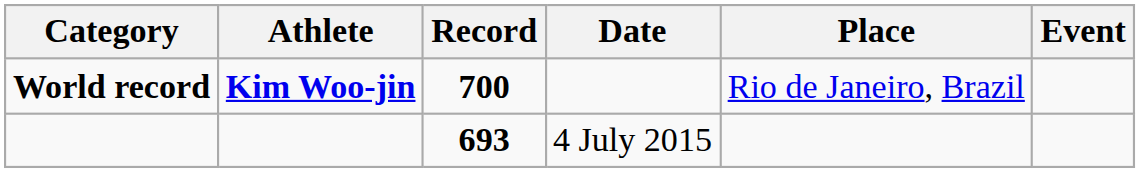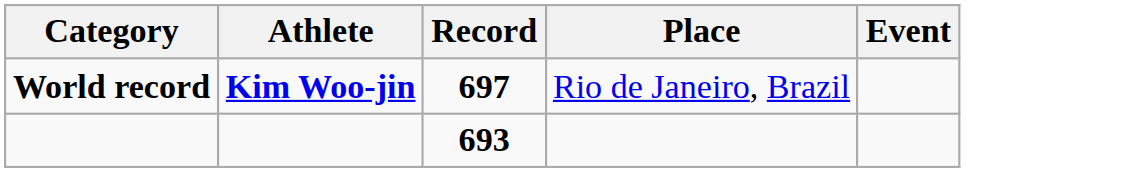- column: (632, 31)
(484, 85) 700 -> (484, 85) 697
